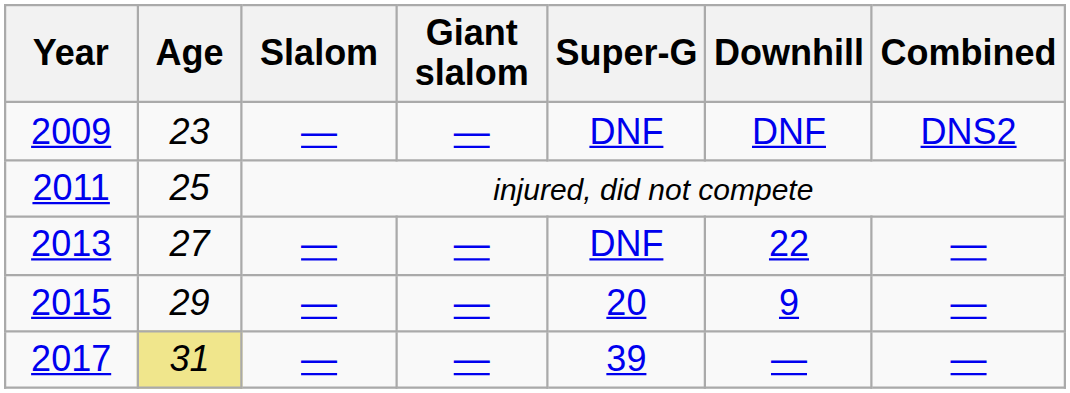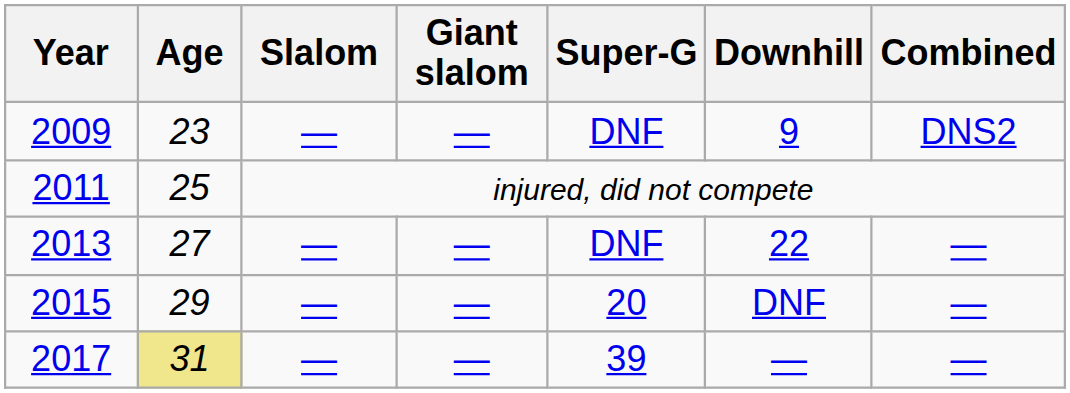(789, 130) DNF -> (789, 130) 9
(789, 301) 9 -> (789, 301) DNF
